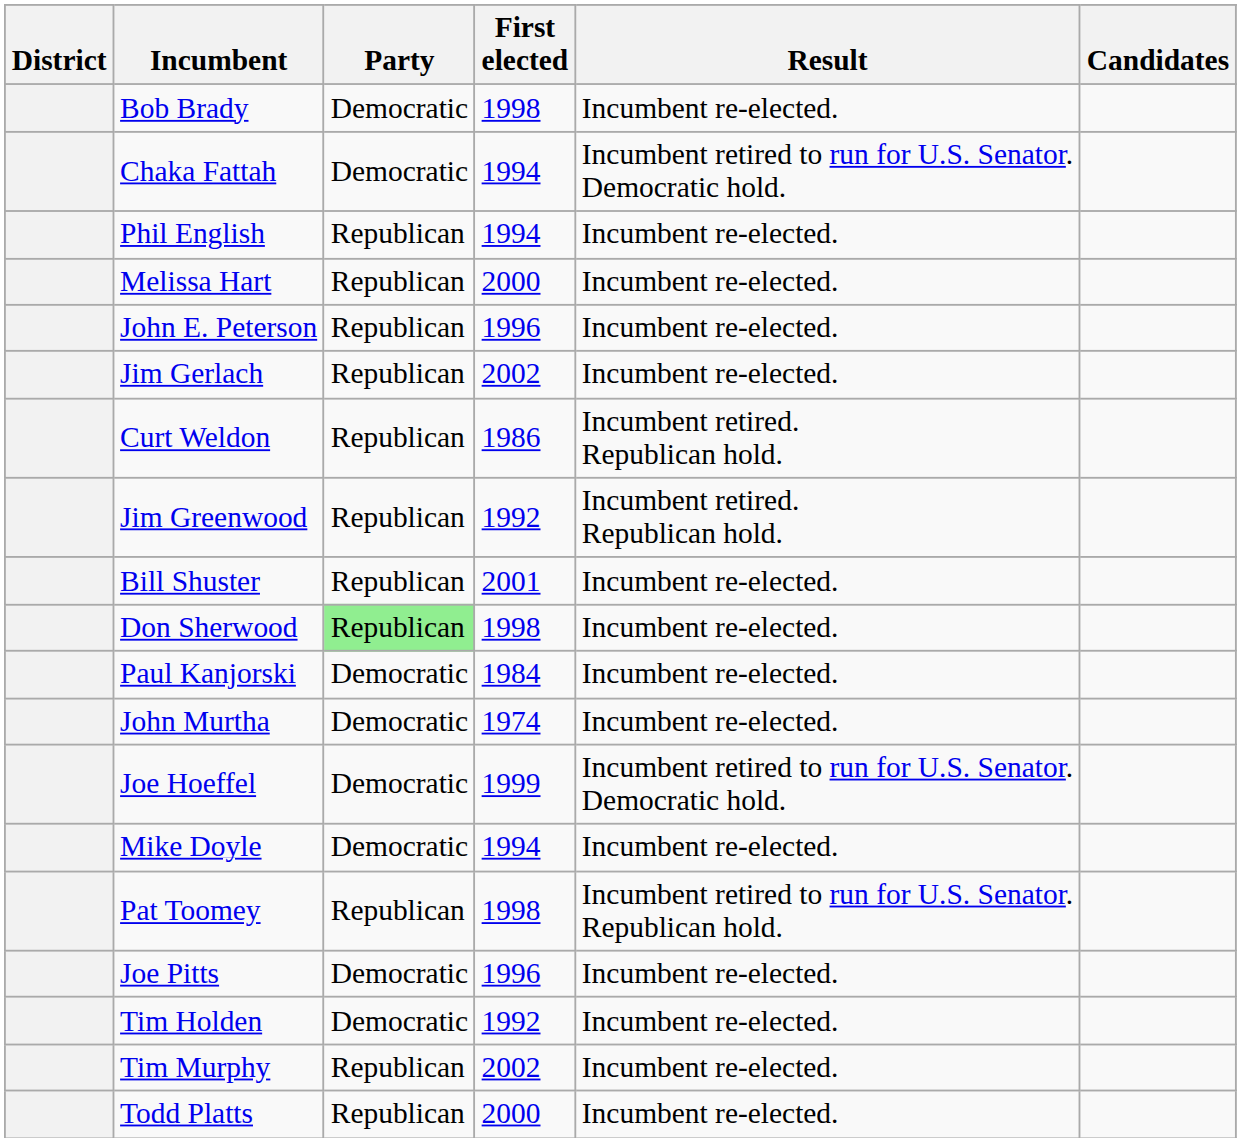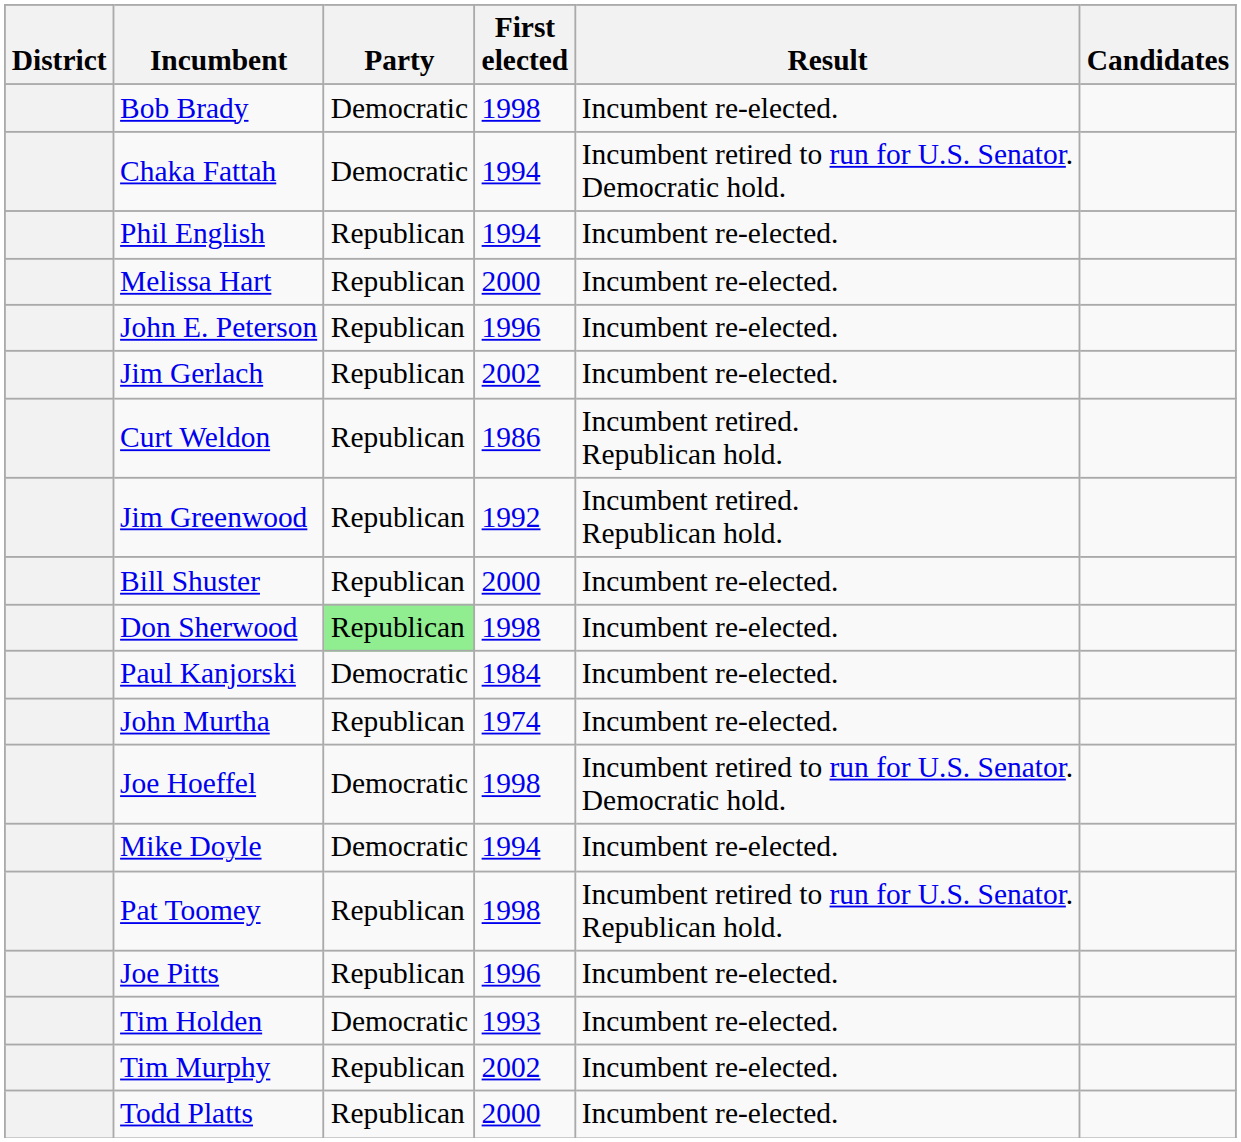(511, 580) 2001 -> (511, 580) 2000
(399, 720) Democratic -> (398, 720) Republican
(511, 783) 1999 -> (511, 783) 1998
(399, 973) Democratic -> (398, 973) Republican
(511, 1020) 1992 -> (511, 1020) 1993
